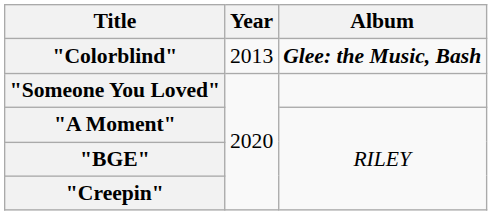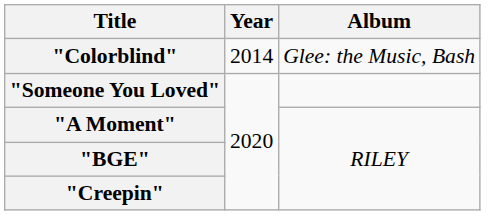(252, 55) 2013 -> (252, 55) 2014
(382, 55) bold -> (379, 55) normal
